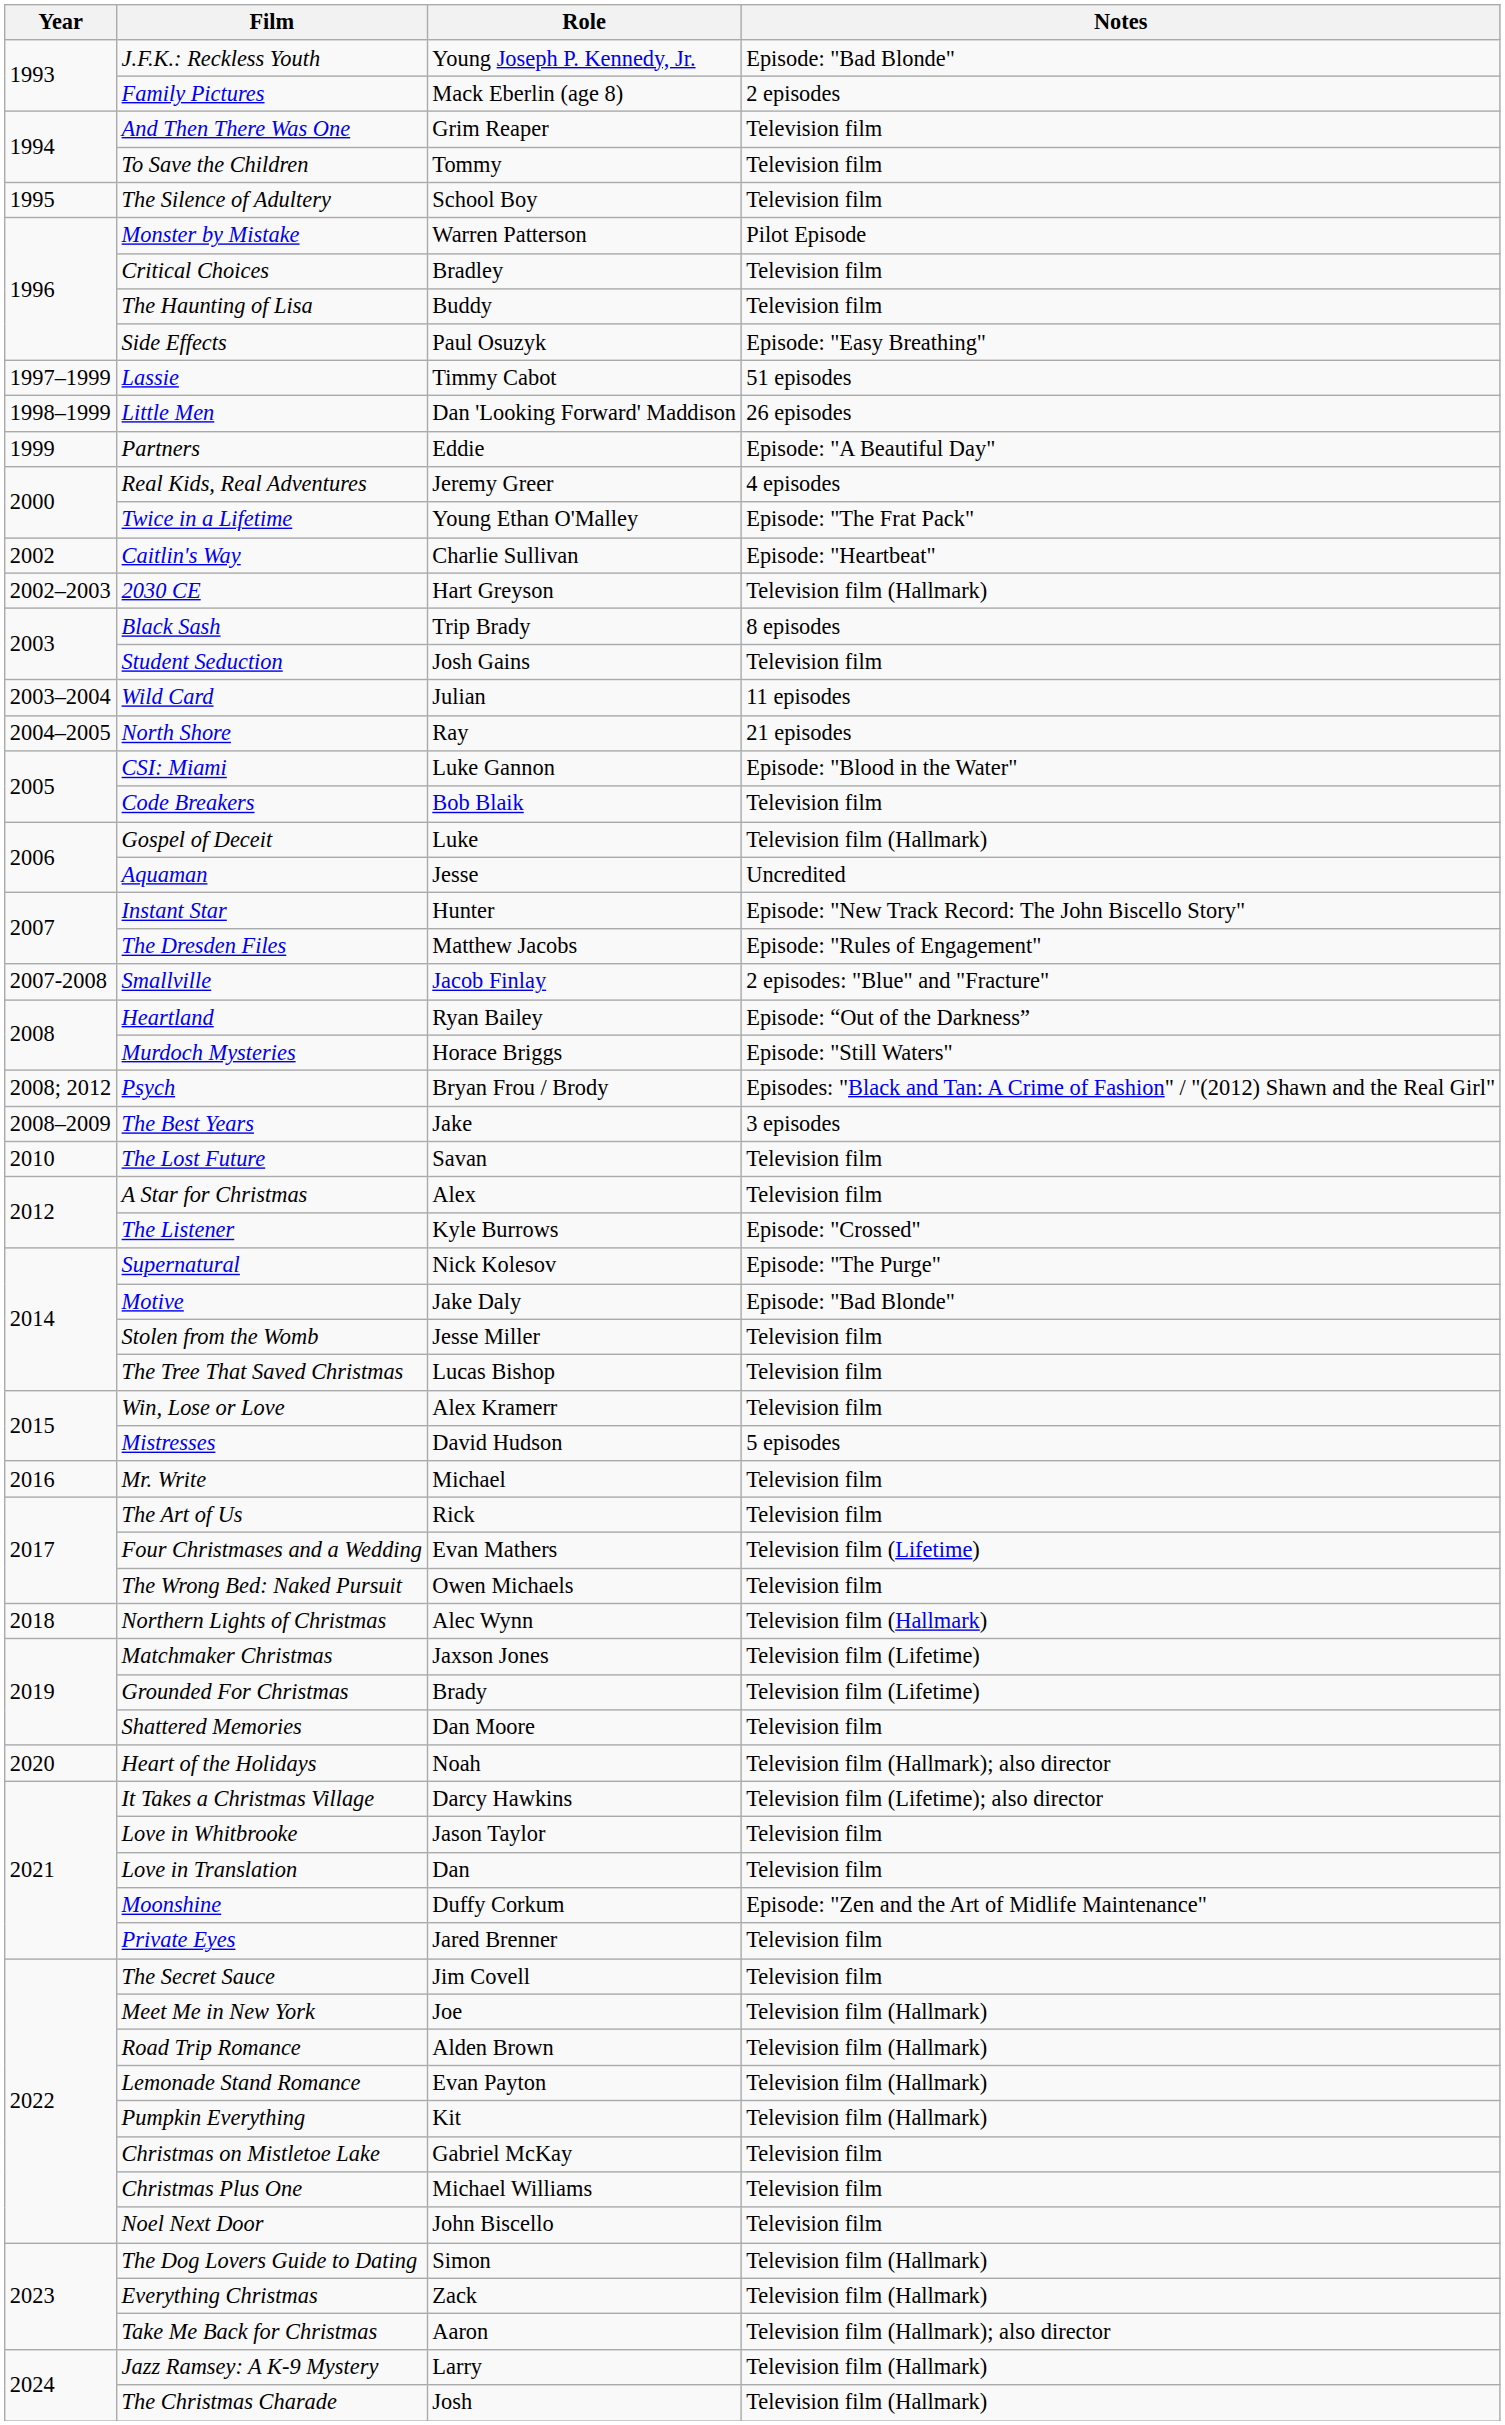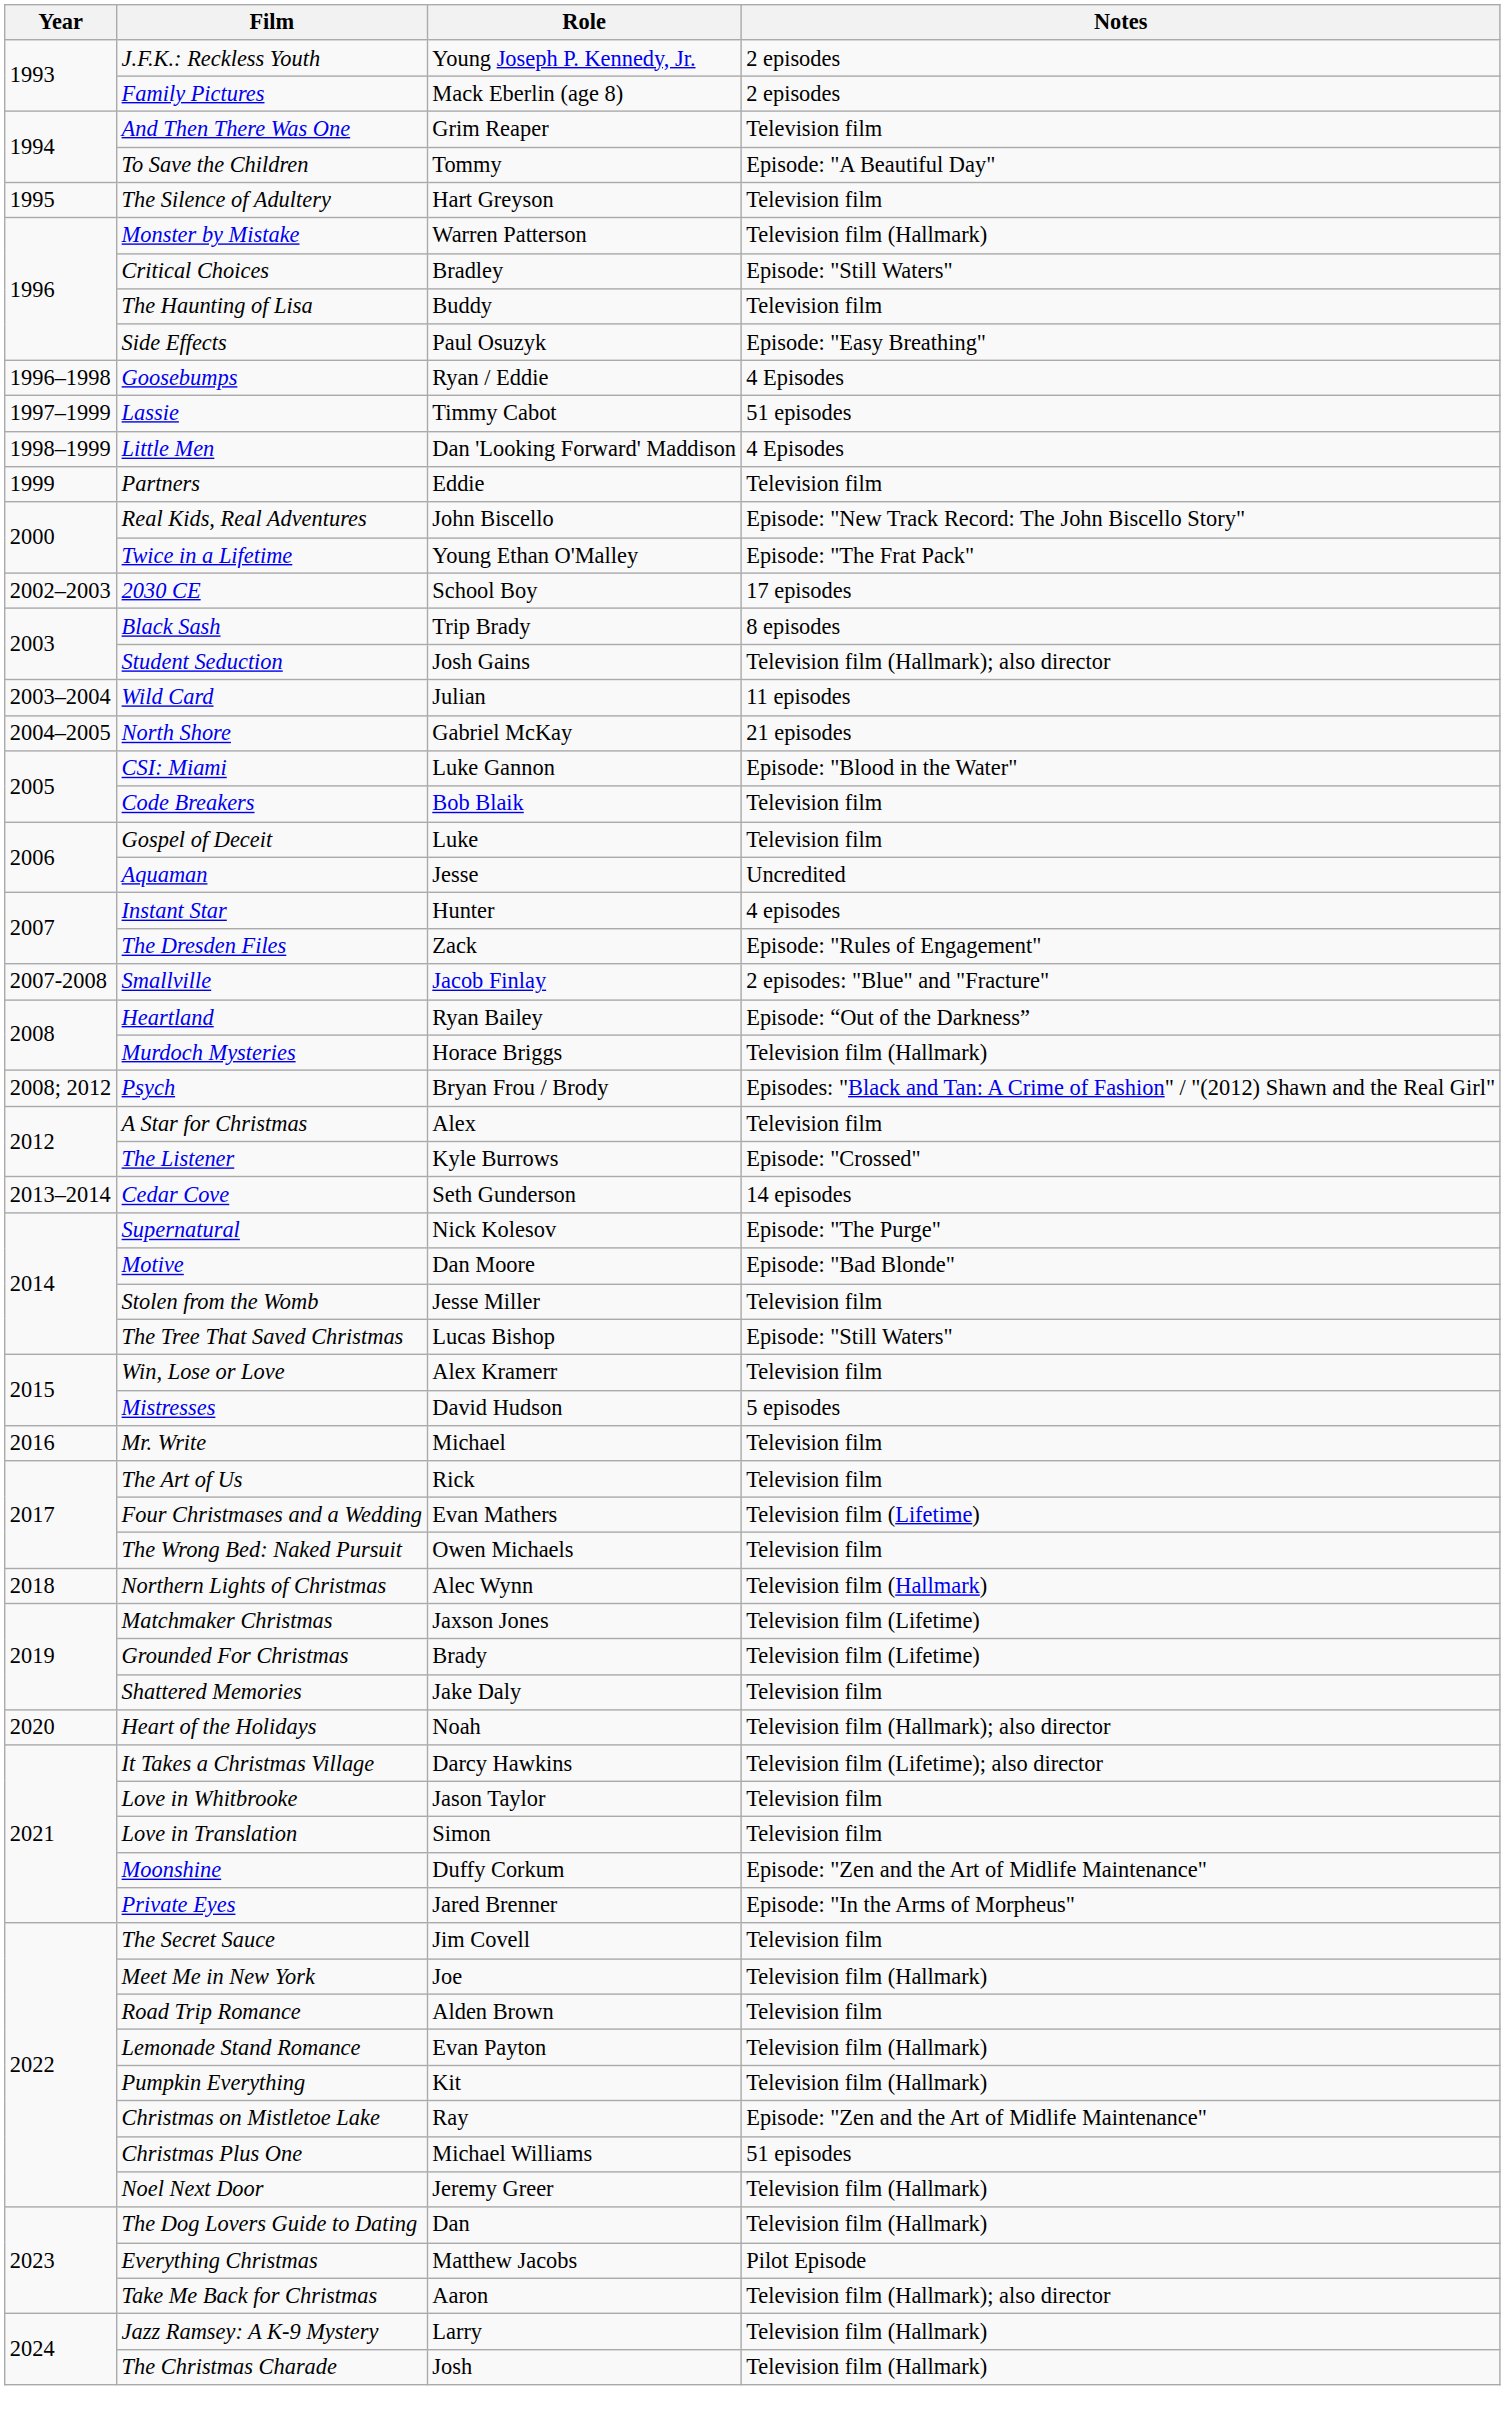(851, 57) Episode: "Bad Blonde" -> (793, 57) 2 episodes
(814, 164) Television film -> (871, 164) Episode: "A Beautiful Day"
(485, 199) School Boy -> (493, 199) Hart Greyson
(806, 235) Pilot Episode -> (867, 235) Television film (Hallmark)
(814, 270) Television film -> (849, 270) Episode: "Still Waters"
+ row: (179, 377)
(799, 413) 26 episodes -> (795, 448) 4 Episodes
(871, 448) Episode: "A Beautiful Day" -> (814, 484) Television film
(493, 484) Jeremy Greer -> (493, 519) John Biscello
(793, 484) 4 episodes -> (996, 519) Episode: "New Track Record: The John Biscello Story"
- row: (181, 555)
(493, 590) Hart Greyson -> (485, 590) School Boy
(867, 590) Television film (Hallmark) -> (799, 590) 17 episodes
(814, 661) Television film -> (928, 661) Television film (Hallmark); also director
(450, 732) Ray -> (502, 732) Gabriel McKay
(867, 839) Television film (Hallmark) -> (814, 839) Television film
(996, 910) Episode: "New Track Record: The John Biscello Story" -> (793, 910) 4 episodes
(505, 945) Matthew Jacobs -> (455, 945) Zack
(849, 1052) Episode: "Still Waters" -> (867, 1052) Television film (Hallmark)
- row: (188, 1123)
- row: (193, 1159)
+ row: (175, 1194)
(477, 1301) Jake Daly -> (484, 1265) Dan Moore
(814, 1372) Television film -> (849, 1336) Episode: "Still Waters"
(484, 1727) Dan Moore -> (477, 1691) Jake Daly
(451, 1869) Dan -> (462, 1834) Simon
(814, 1940) Television film -> (911, 1905) Episode: "In the Arms of Morpheus"
(867, 2047) Television film (Hallmark) -> (814, 2011) Television film
(502, 2153) Gabriel McKay -> (450, 2118) Ray
(814, 2153) Television film -> (976, 2118) Episode: "Zen and the Art of Midlife Maintenance"
(814, 2189) Television film -> (799, 2153) 51 episodes
(493, 2224) John Biscello -> (493, 2189) Jeremy Greer
(814, 2224) Television film -> (867, 2189) Television film (Hallmark)
(462, 2260) Simon -> (451, 2224) Dan
(455, 2295) Zack -> (505, 2260) Matthew Jacobs
(867, 2295) Television film (Hallmark) -> (806, 2260) Pilot Episode
